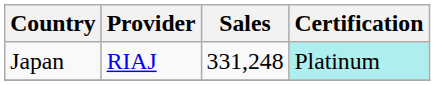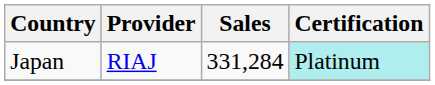(245, 60) 331,248 -> (245, 60) 331,284
